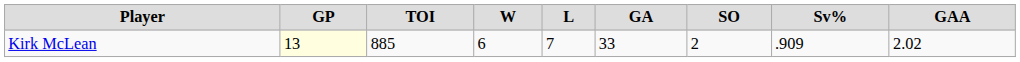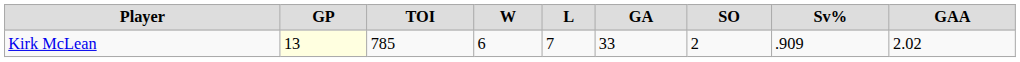(383, 43) 885 -> (383, 43) 785
